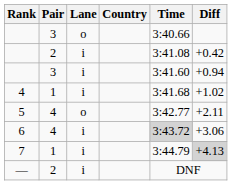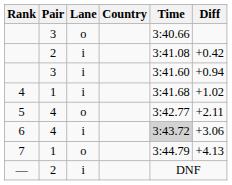(83, 151) i -> (83, 151) o
(210, 151) lightgrey background -> (210, 151) no background
